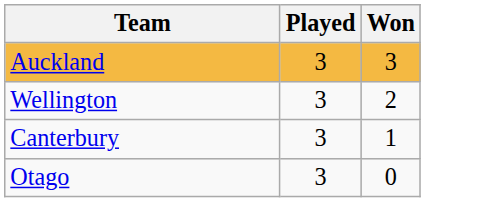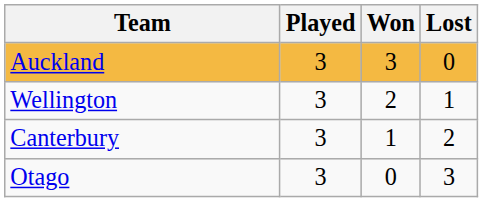+ column: (449, 23)
